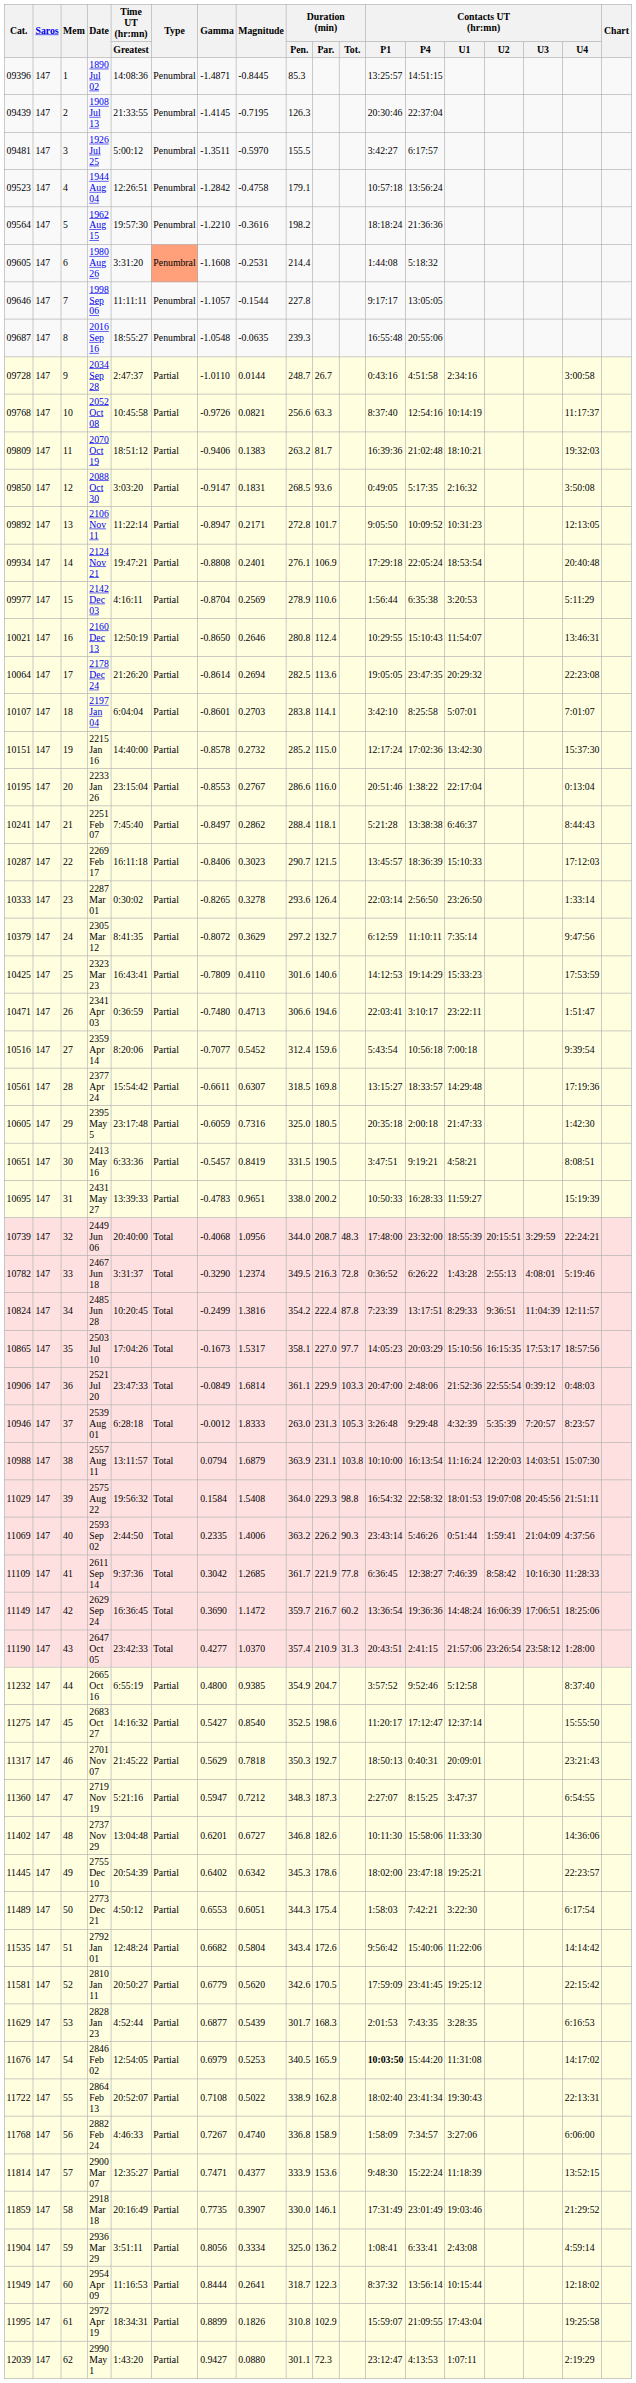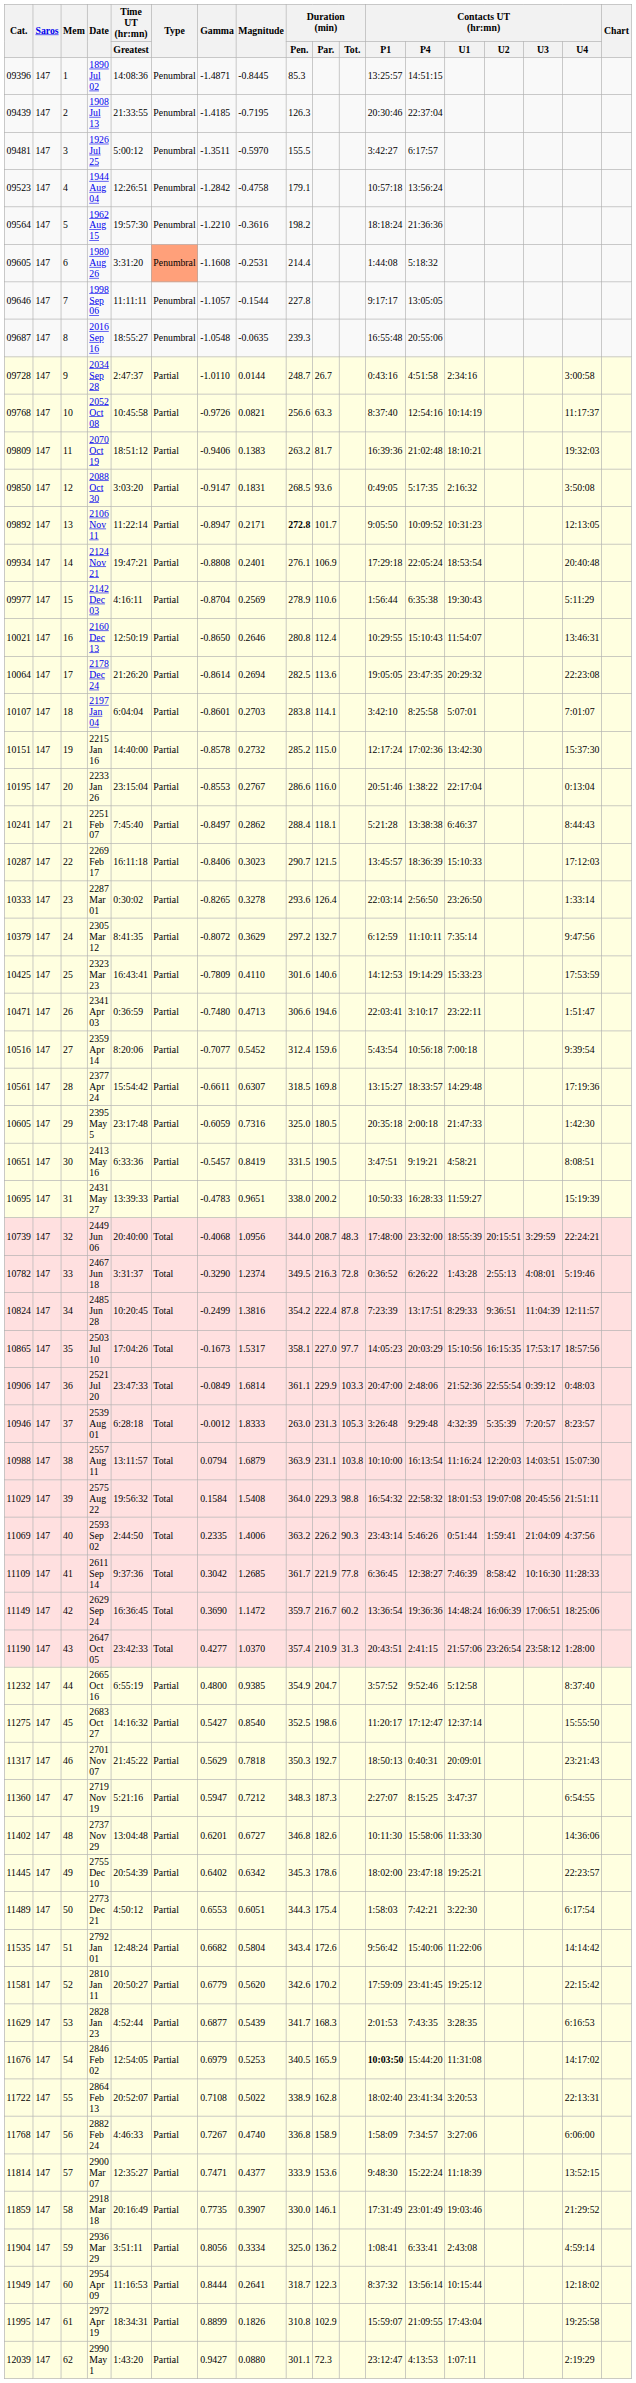(215, 113) -1.4145 -> (215, 113) -1.4185
(299, 525) normal -> (299, 525) bold
(462, 600) 3:20:53 -> (465, 600) 19:30:43
(326, 1985) 170.5 -> (326, 1985) 170.2
(299, 2022) 301.7 -> (299, 2022) 341.7
(465, 2097) 19:30:43 -> (462, 2097) 3:20:53
